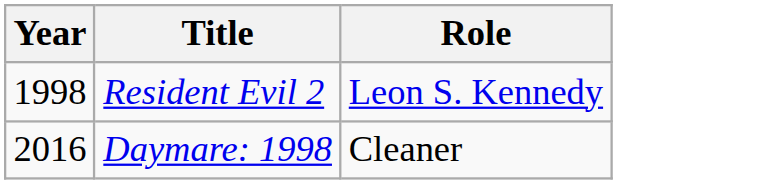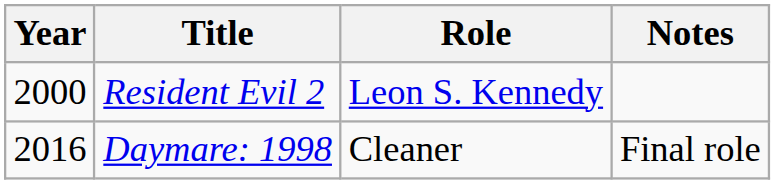+ column: (690, 33)
(50, 91) 1998 -> (50, 91) 2000
